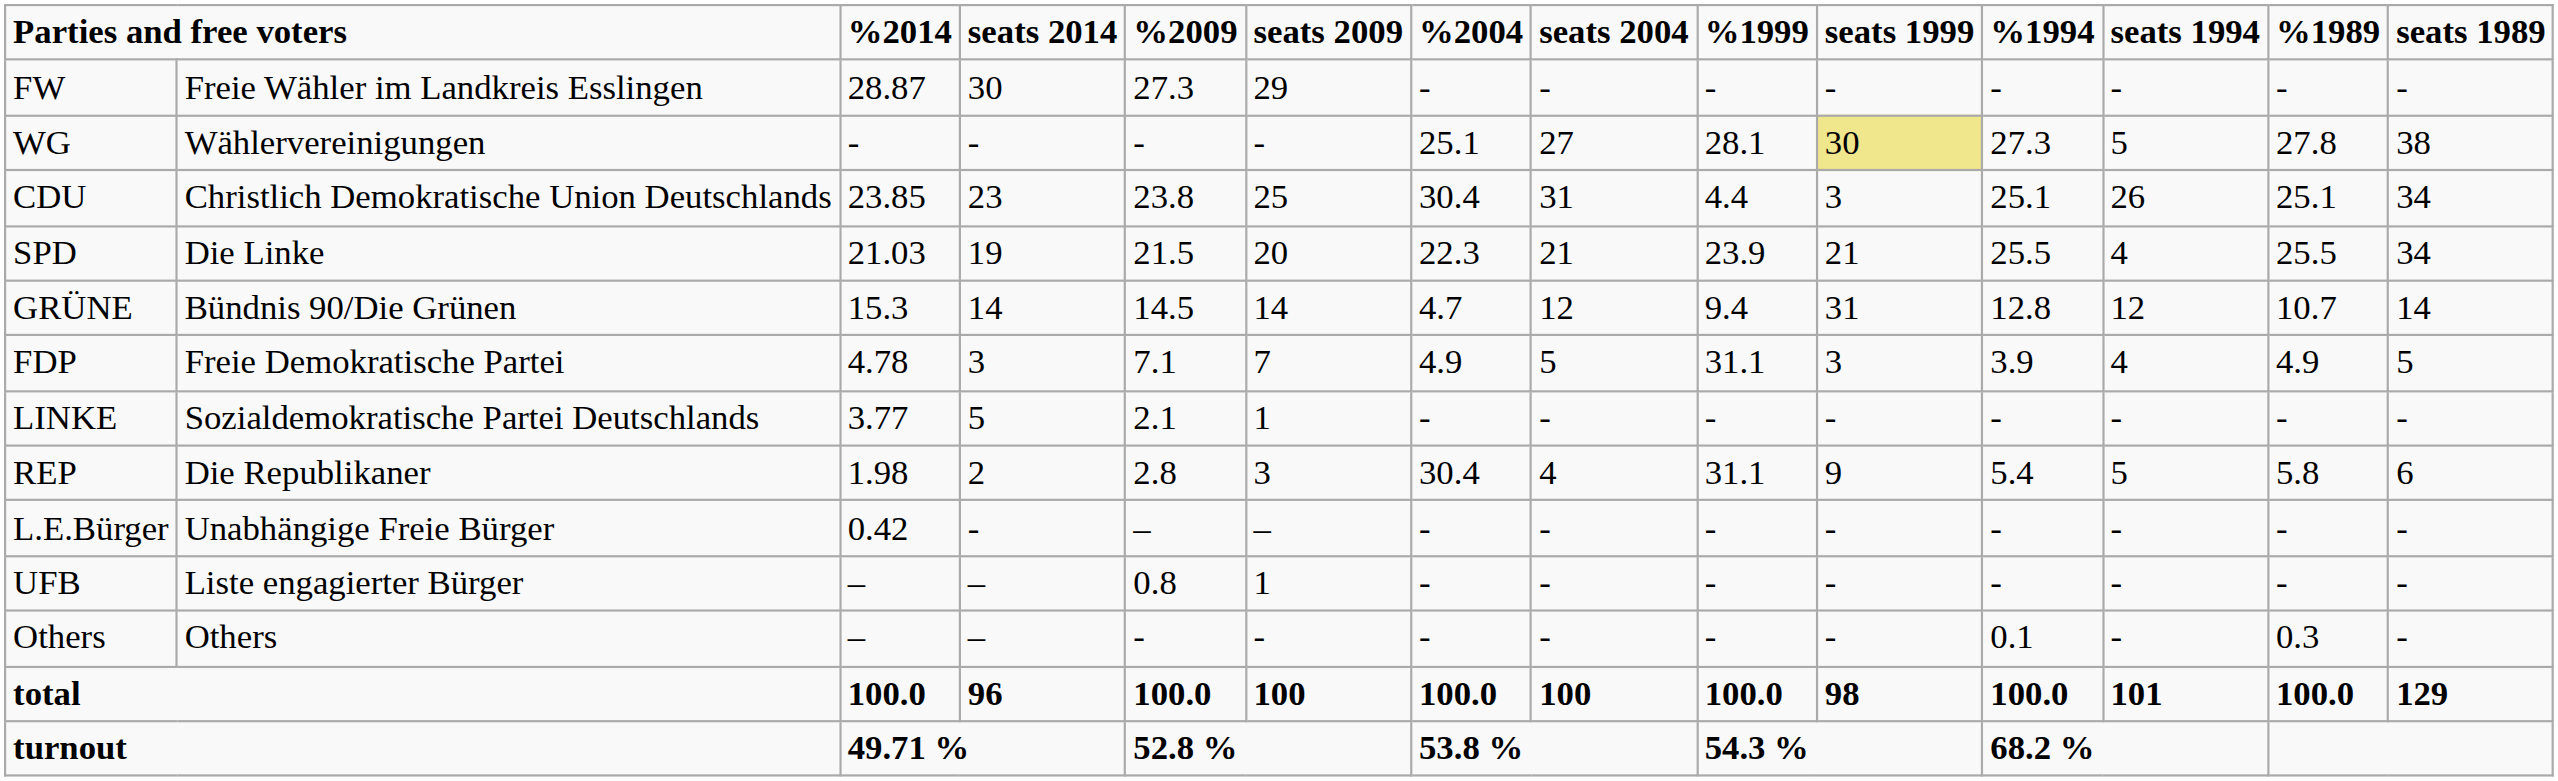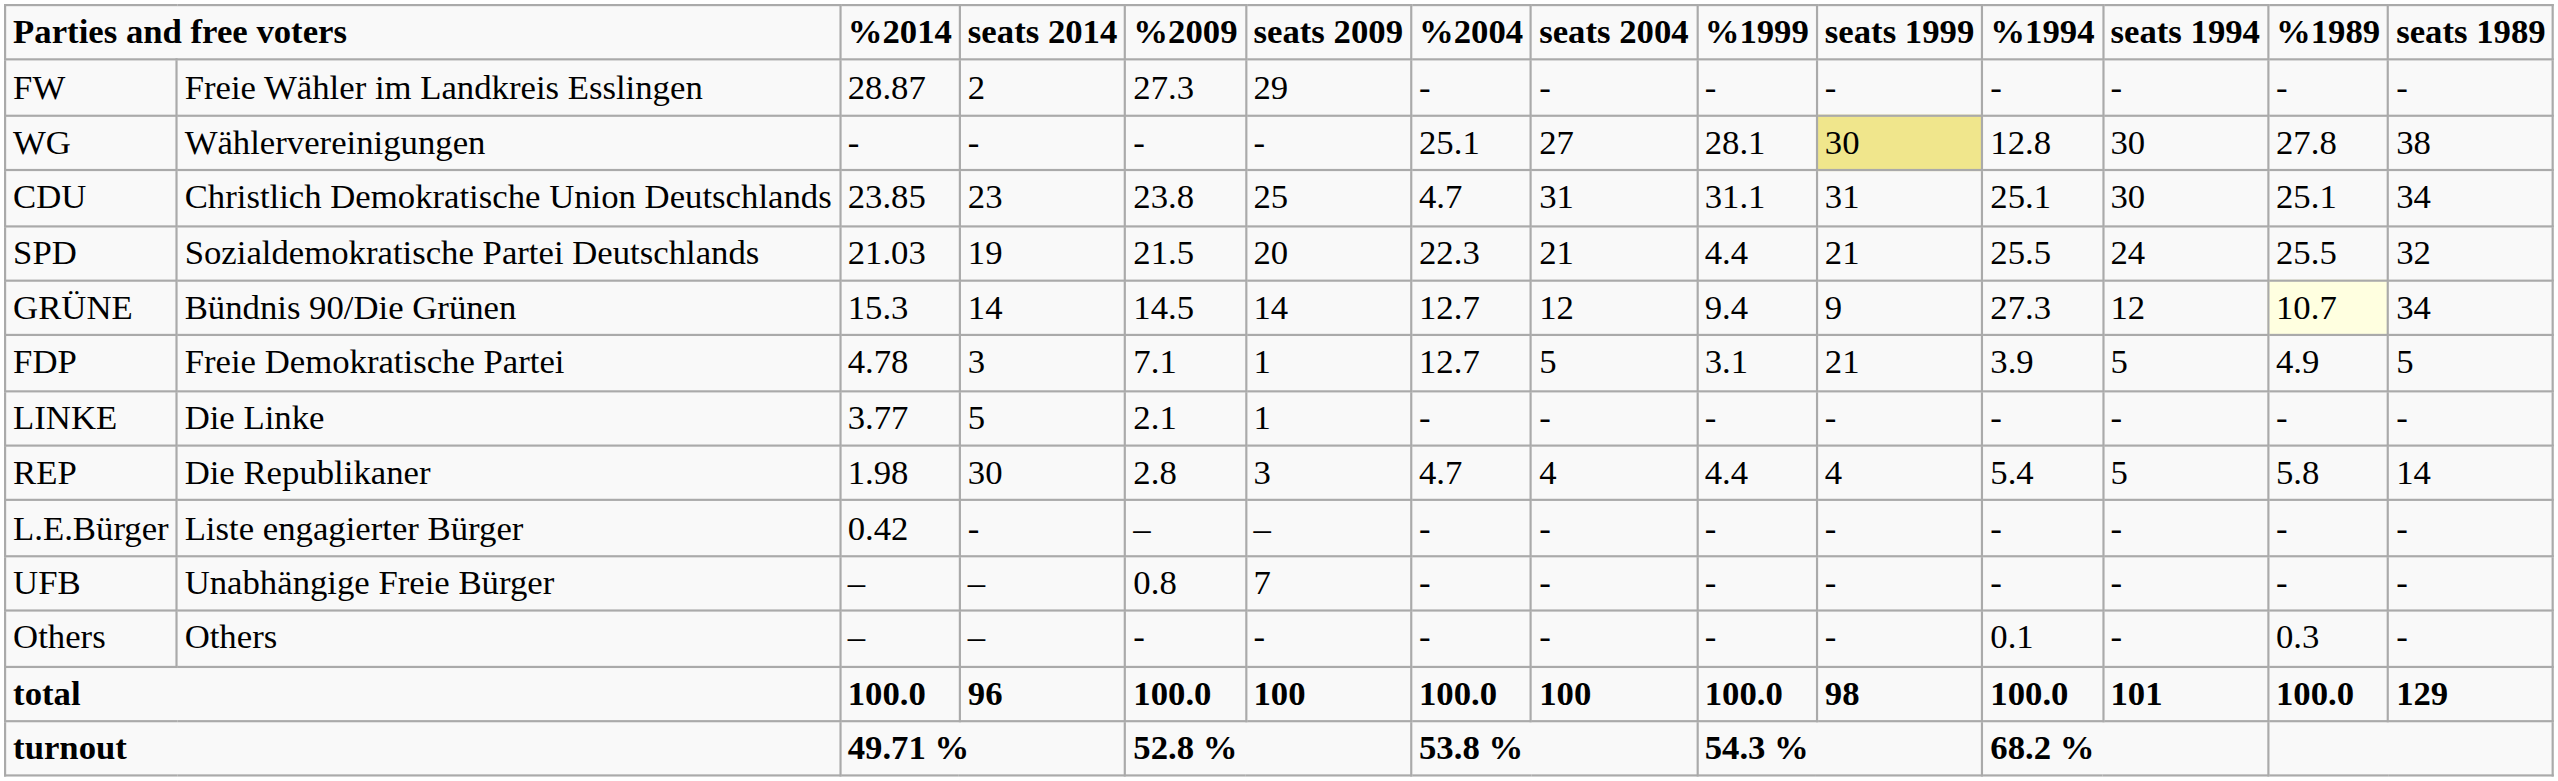(985, 87) 30 -> (977, 87) 2
(2021, 142) 27.3 -> (2021, 142) 12.8
(2119, 142) 5 -> (2128, 142) 30
(1449, 197) 30.4 -> (1441, 197) 4.7
(1726, 197) 4.4 -> (1735, 197) 31.1
(1834, 197) 3 -> (1842, 197) 31
(2128, 197) 26 -> (2128, 197) 30
(255, 252) Die Linke -> (472, 252) Sozialdemokratische Partei Deutschlands
(1735, 252) 23.9 -> (1726, 252) 4.4
(2119, 252) 4 -> (2128, 252) 24
(2414, 252) 34 -> (2414, 252) 32
(1441, 307) 4.7 -> (1449, 307) 12.7
(1842, 307) 31 -> (1834, 307) 9
(2021, 307) 12.8 -> (2021, 307) 27.3
(2306, 307) no background -> (2306, 307) lightyellow background
(2414, 307) 14 -> (2414, 307) 34
(1262, 362) 7 -> (1262, 362) 1
(1441, 362) 4.9 -> (1449, 362) 12.7
(1735, 362) 31.1 -> (1726, 362) 3.1
(1834, 362) 3 -> (1842, 362) 21
(2119, 362) 4 -> (2119, 362) 5
(472, 417) Sozialdemokratische Partei Deutschlands -> (255, 417) Die Linke
(977, 472) 2 -> (985, 472) 30
(1449, 472) 30.4 -> (1441, 472) 4.7
(1735, 472) 31.1 -> (1726, 472) 4.4
(1834, 472) 9 -> (1834, 472) 4
(2405, 472) 6 -> (2414, 472) 14
(369, 527) Unabhängige Freie Bürger -> (354, 527) Liste engagierter Bürger
(354, 582) Liste engagierter Bürger -> (369, 582) Unabhängige Freie Bürger
(1262, 582) 1 -> (1262, 582) 7
